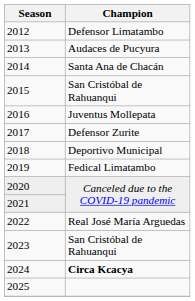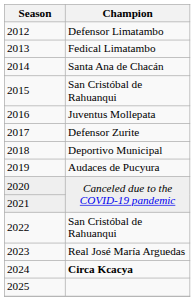(114, 48) Audaces de Pucyura -> (112, 48) Fedical Limatambo
(112, 168) Fedical Limatambo -> (114, 168) Audaces de Pucyura
(127, 221) Real José María Arguedas -> (105, 227) San Cristóbal de Rahuanqui
(105, 245) San Cristóbal de Rahuanqui -> (127, 251) Real José María Arguedas
